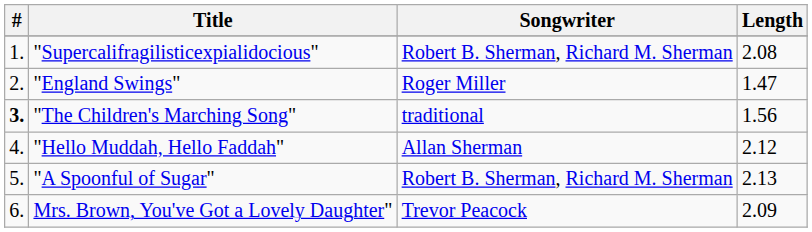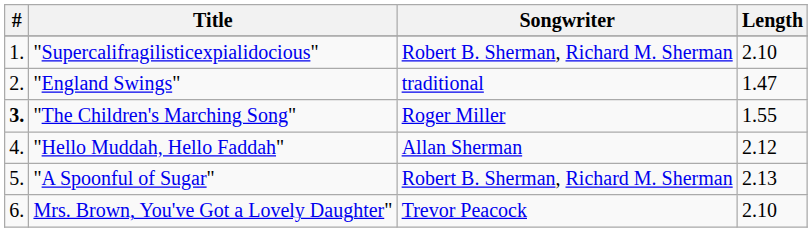(759, 52) 2.08 -> (759, 52) 2.10
(454, 83) Roger Miller -> (443, 83) traditional
(443, 115) traditional -> (454, 115) Roger Miller
(759, 115) 1.56 -> (759, 115) 1.55
(759, 210) 2.09 -> (759, 210) 2.10
